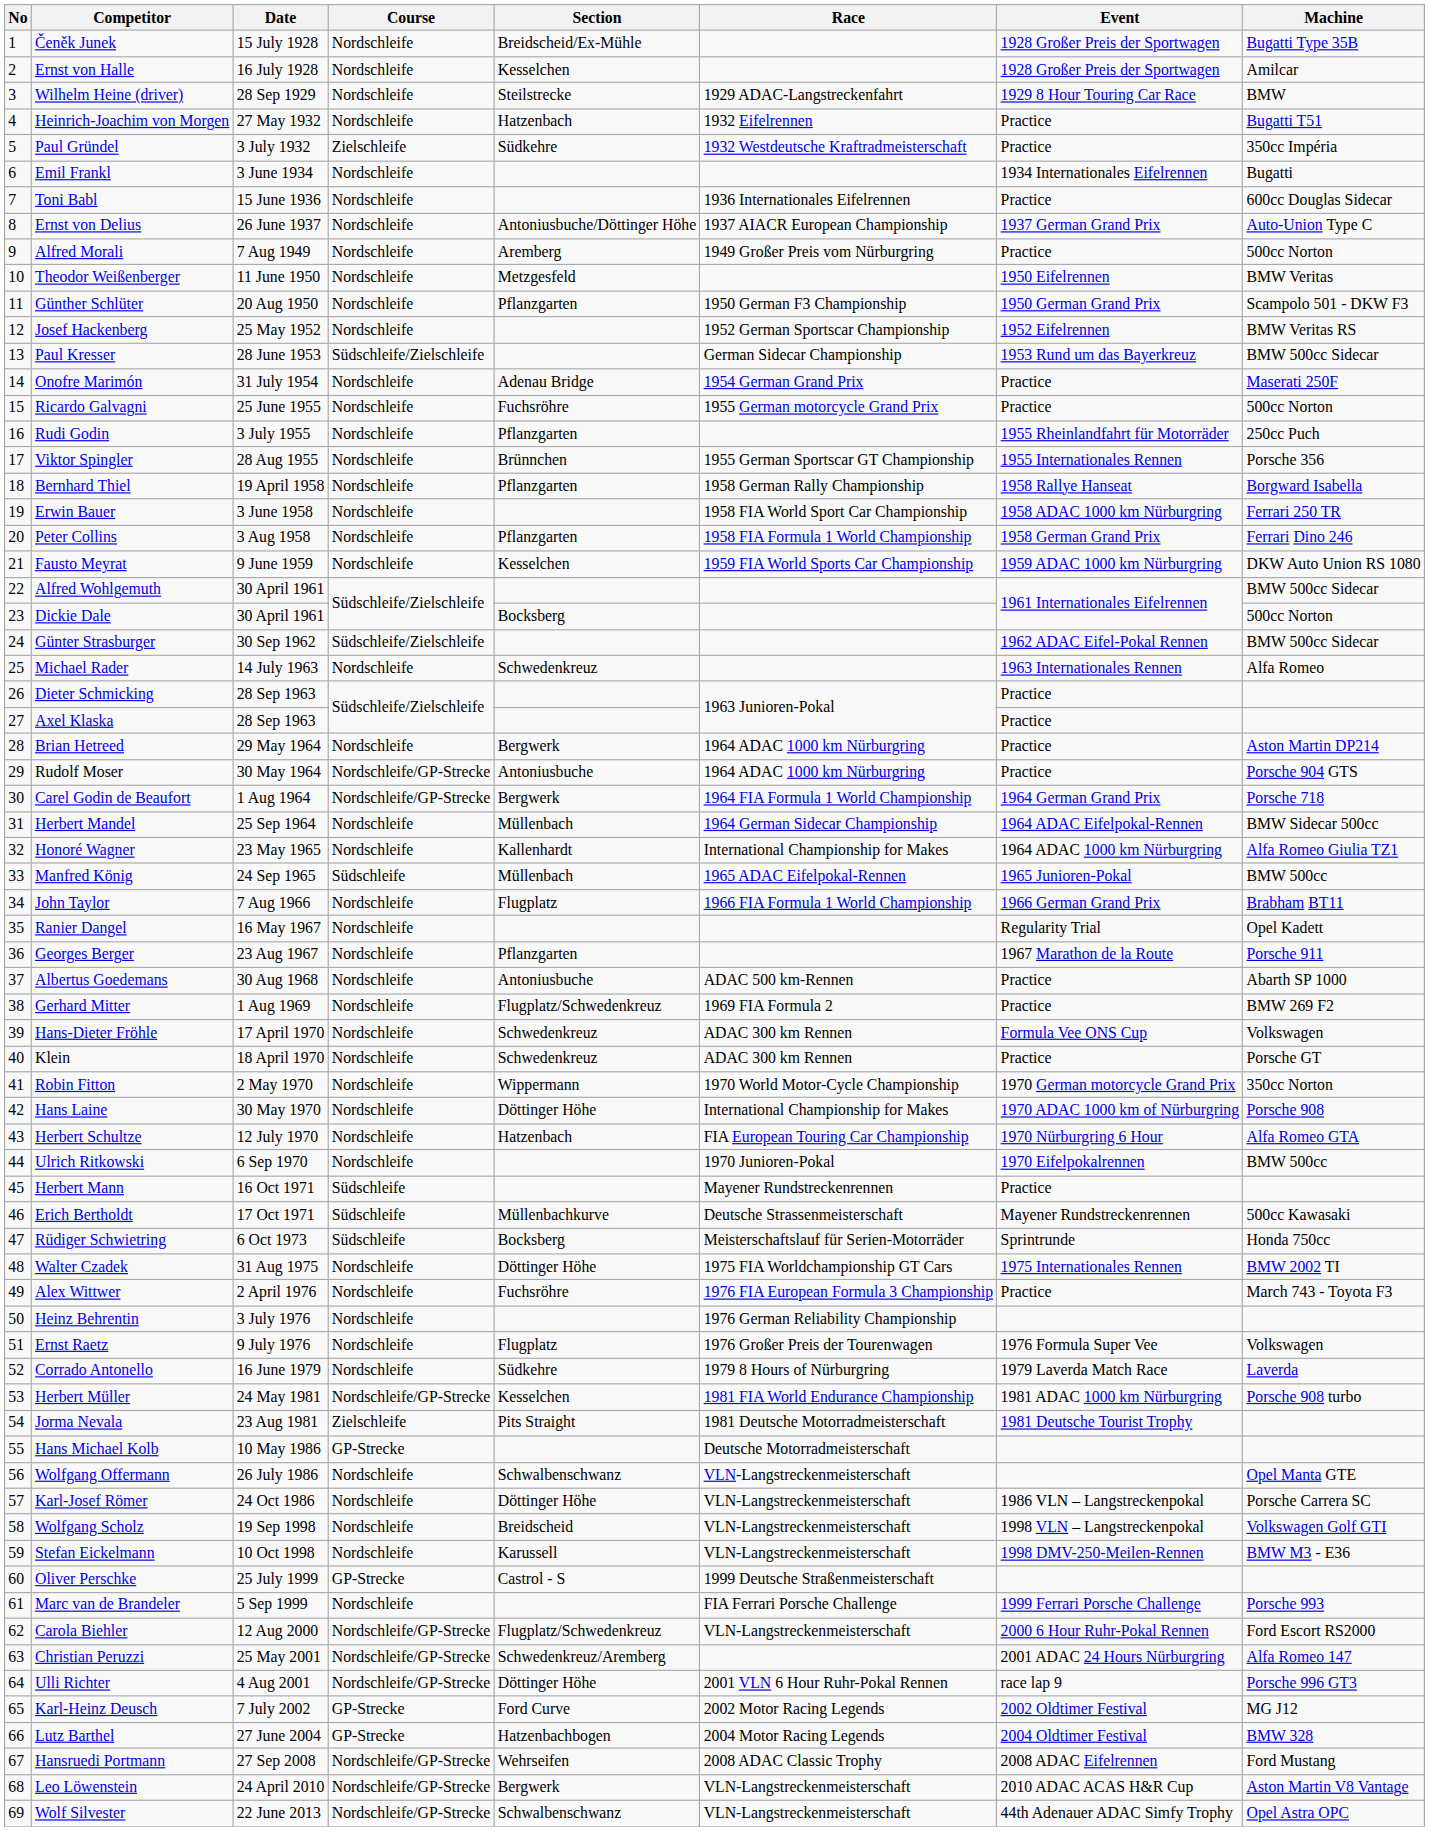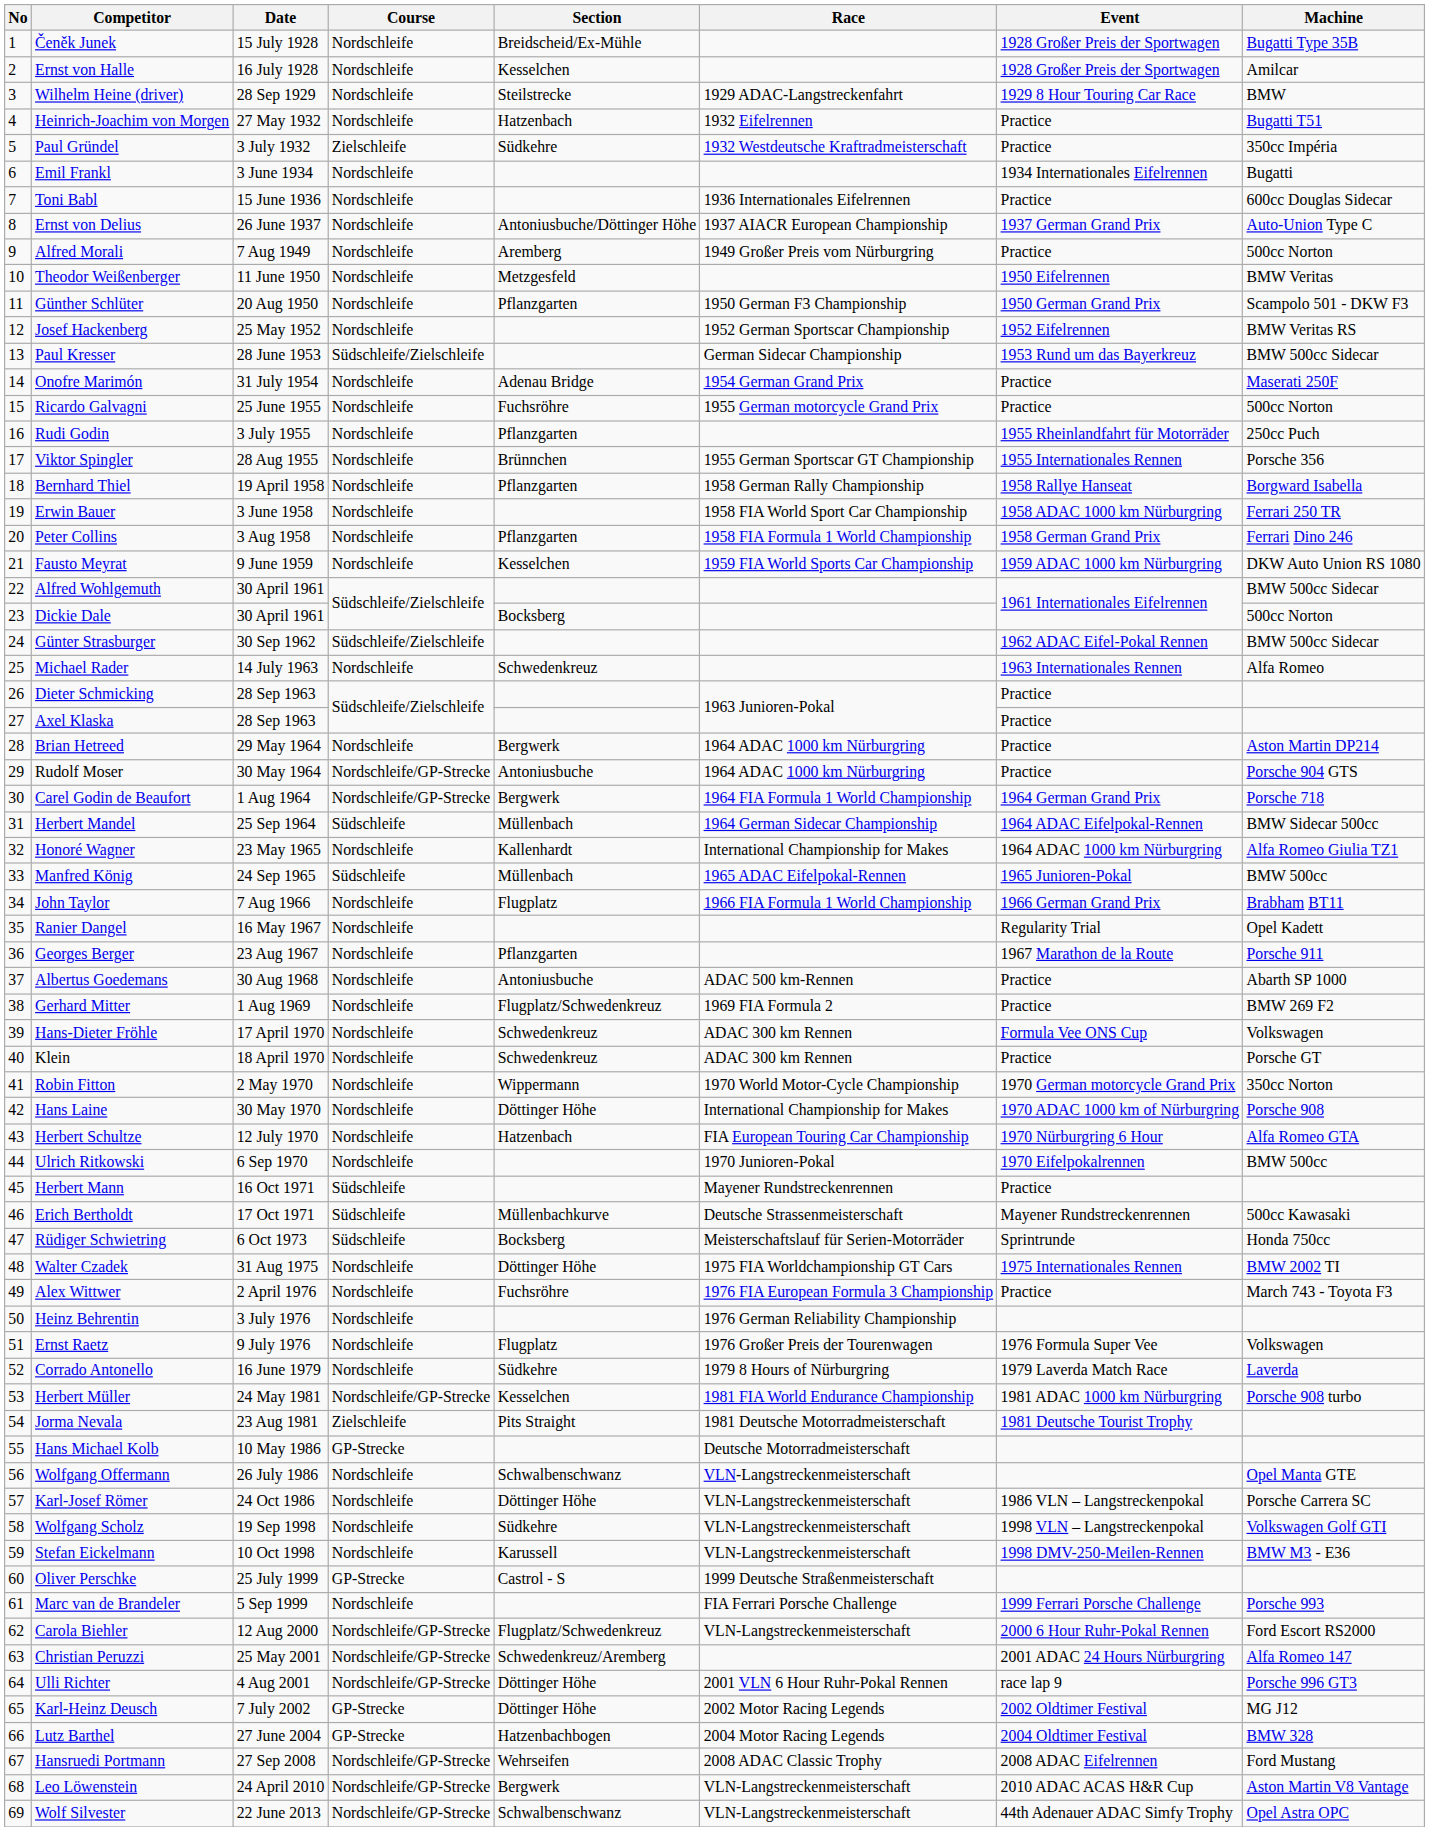(372, 823) Nordschleife -> (369, 823) Südschleife
(535, 1526) Breidscheid -> (528, 1526) Südkehre
(534, 1708) Ford Curve -> (547, 1708) Döttinger Höhe
